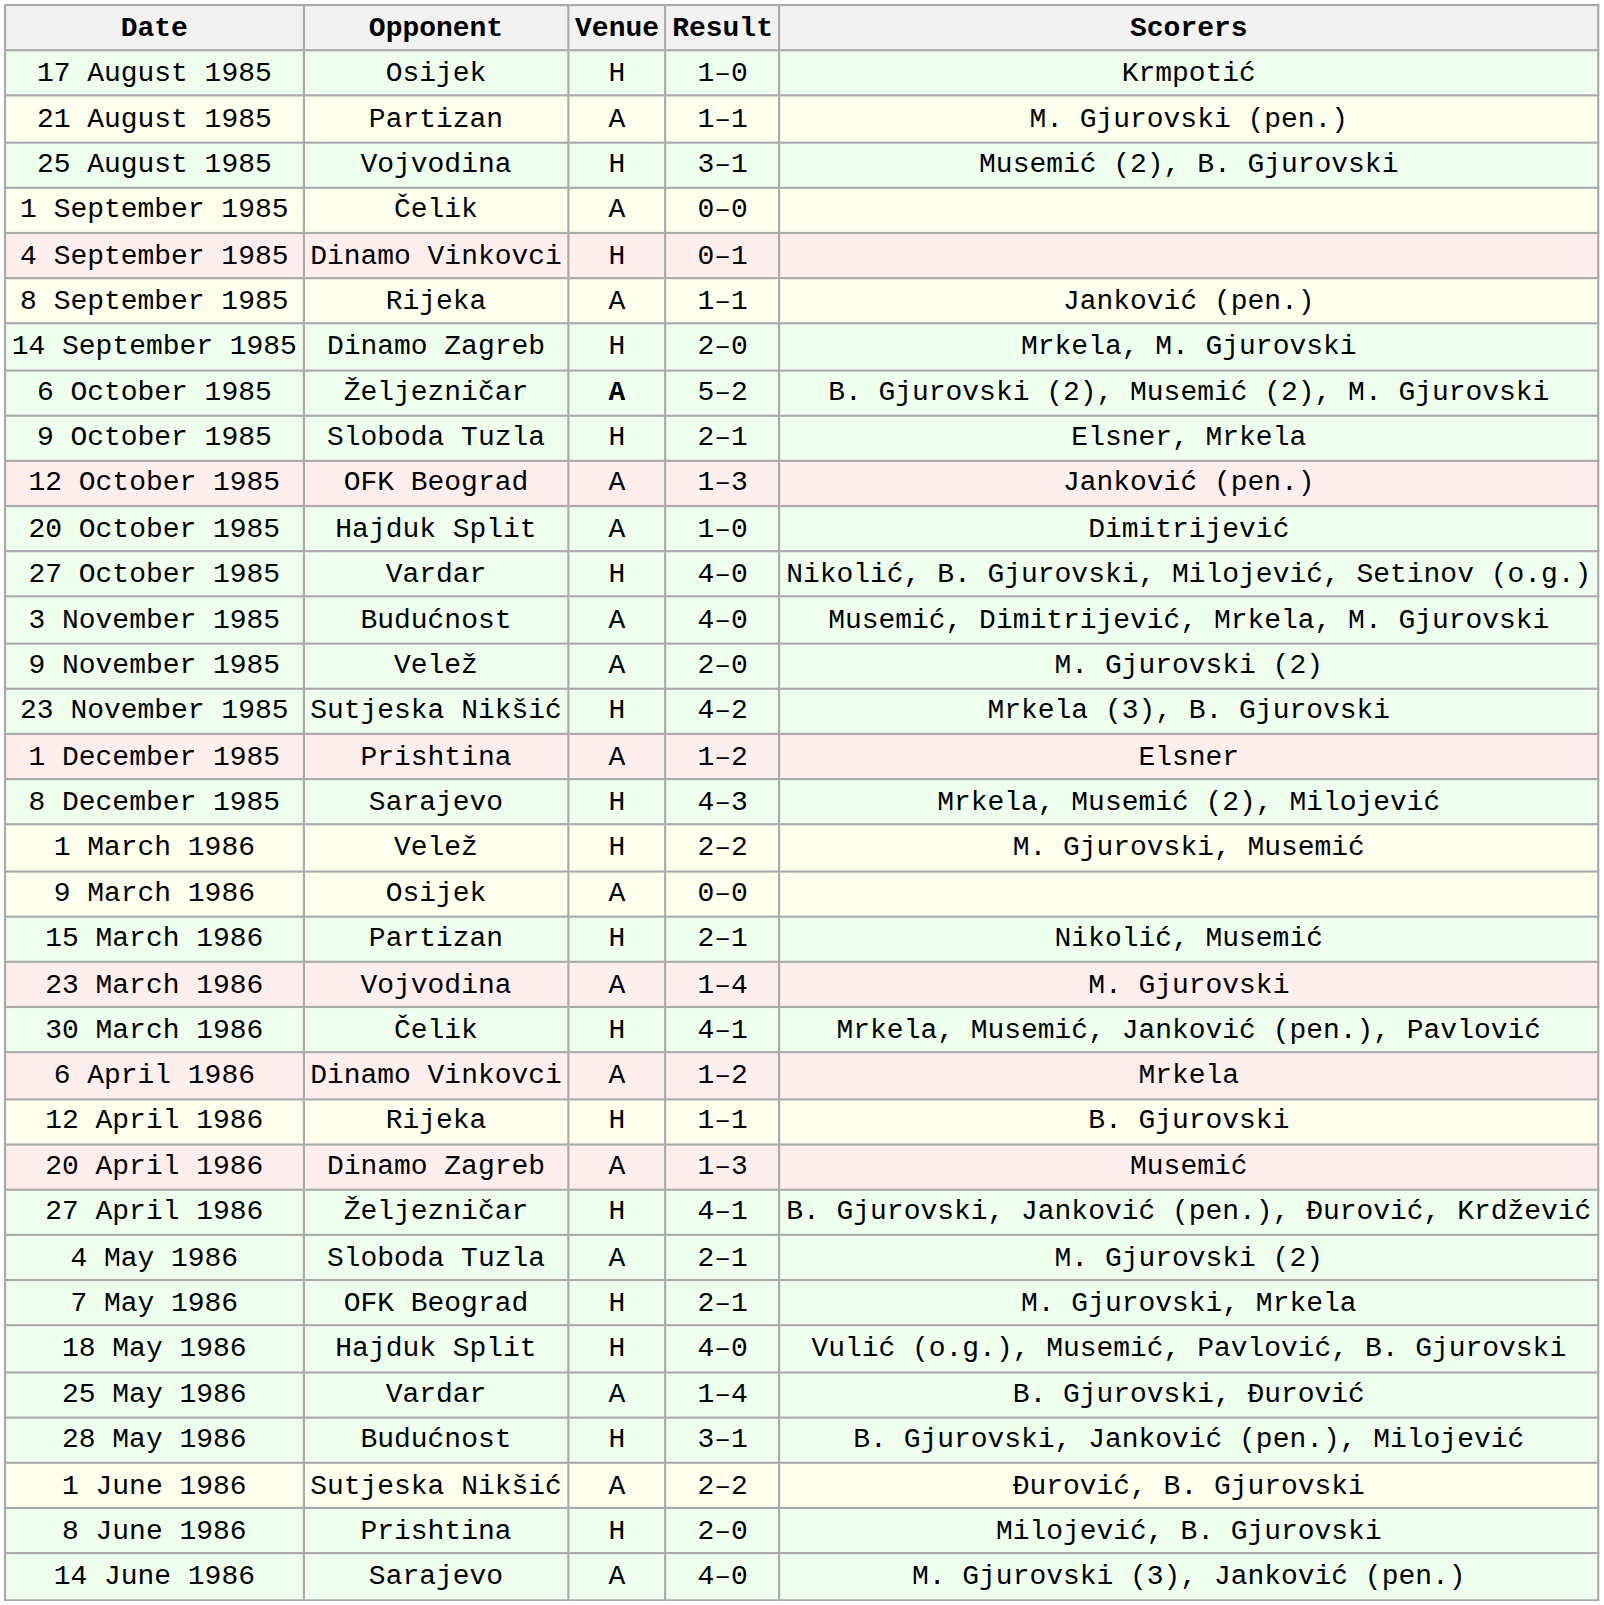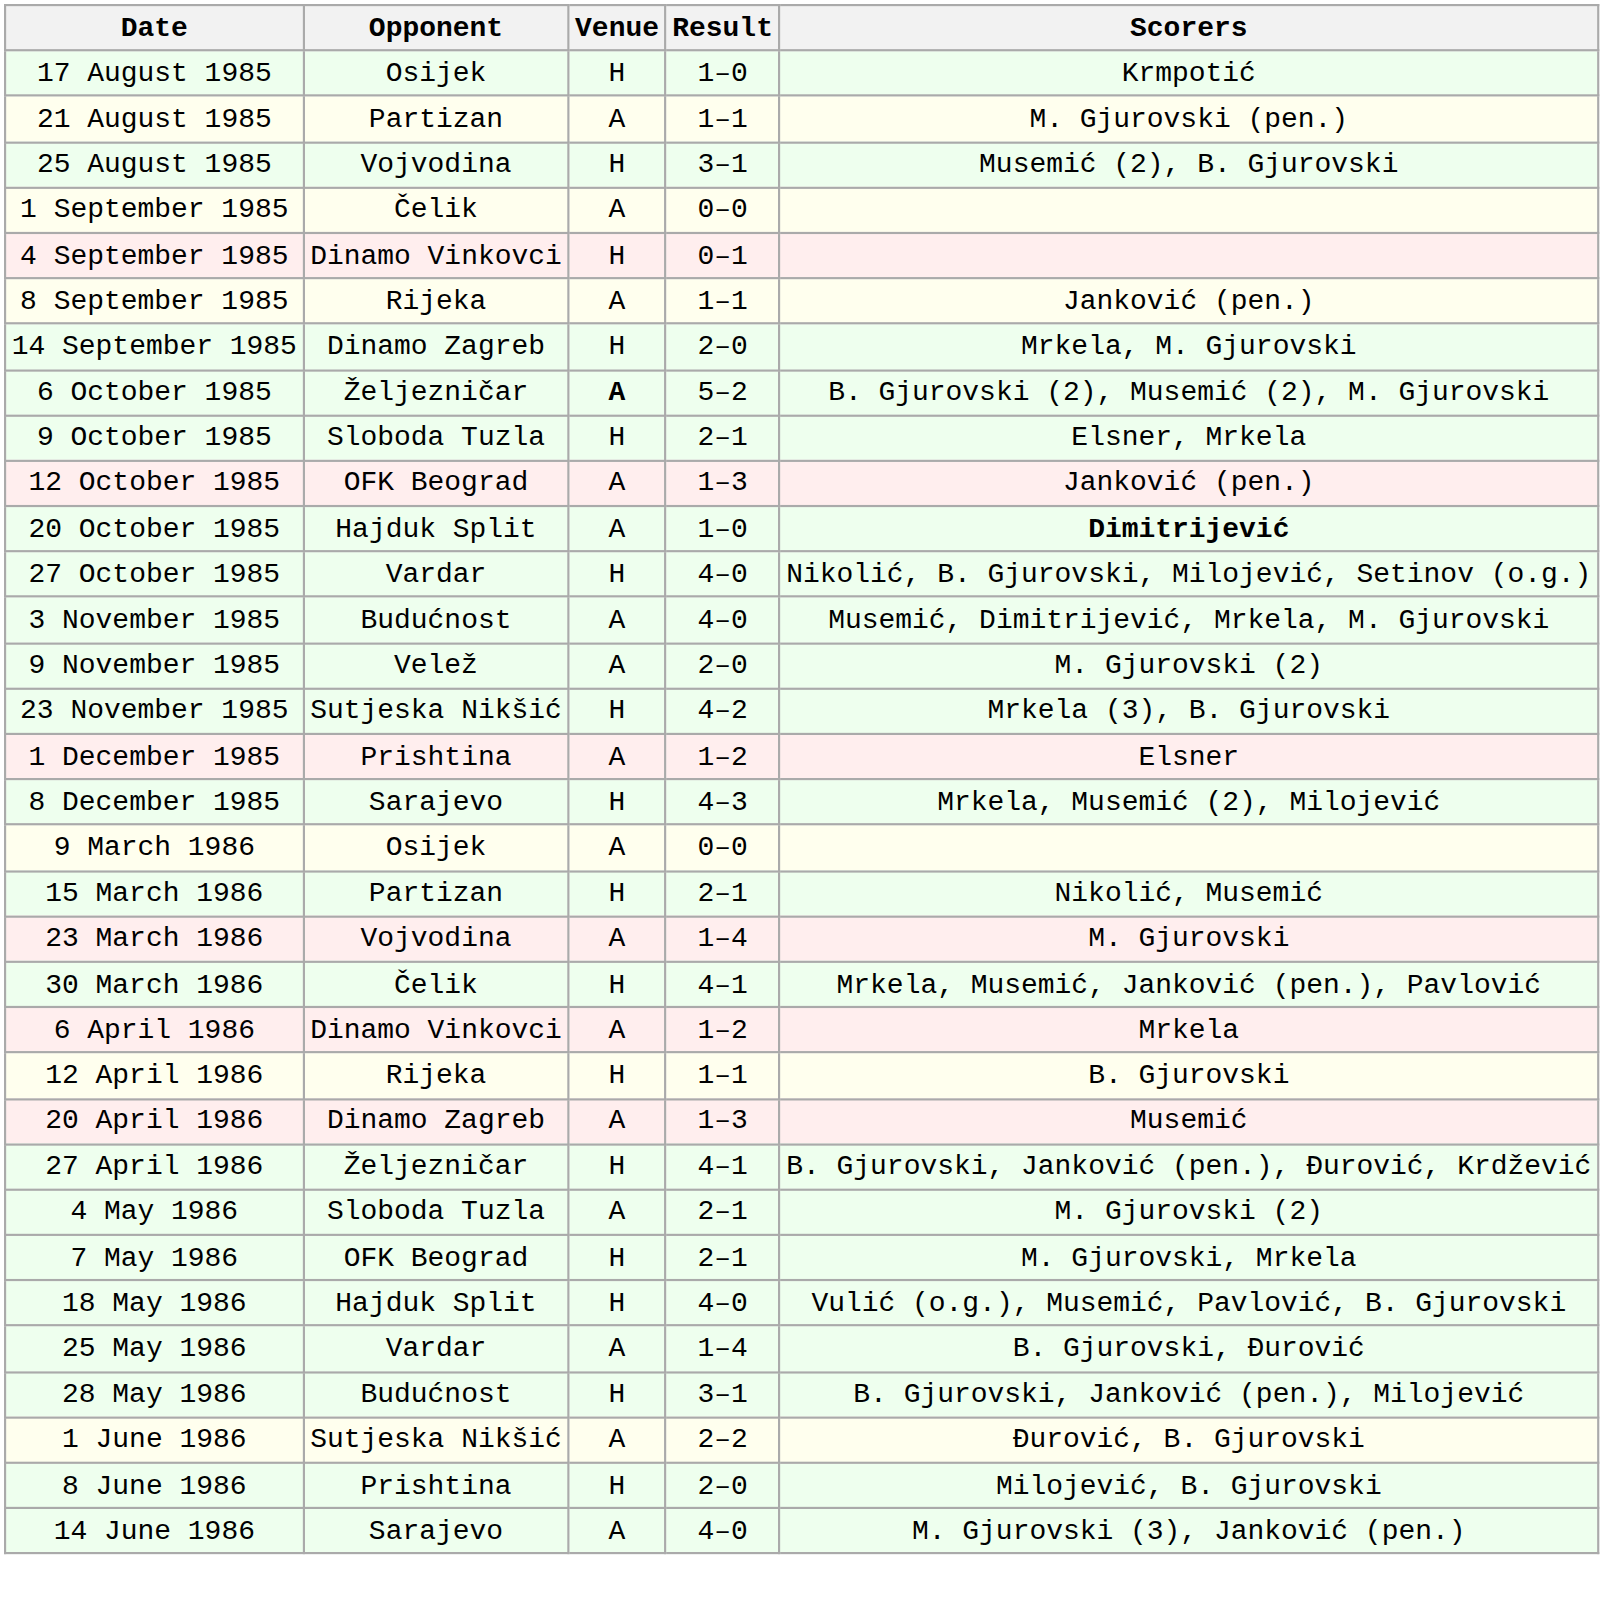(1189, 529) normal -> (1189, 529) bold
- row: (154, 848)
